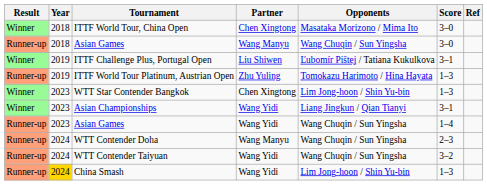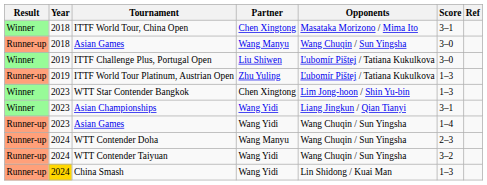(446, 28) 3–0 -> (446, 28) 3–1
(446, 60) 3–1 -> (446, 60) 3–0
(366, 76) Tomokazu Harimoto / Hina Hayata -> (368, 76) Ľubomír Pištej / Tatiana Kukulkova
(355, 172) Lim Jong-hoon / Shin Yu-bin -> (346, 172) Lin Shidong / Kuai Man
